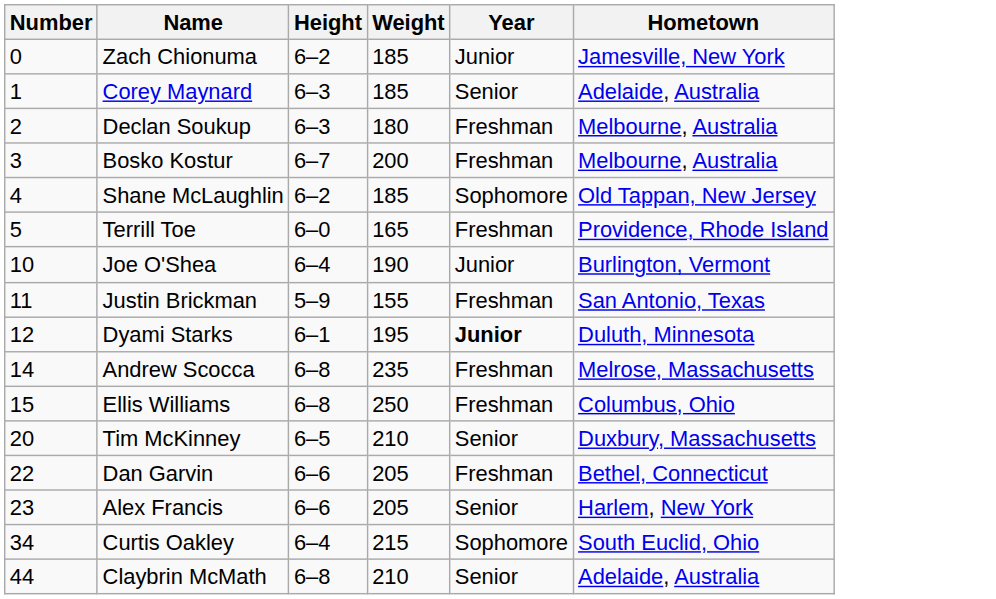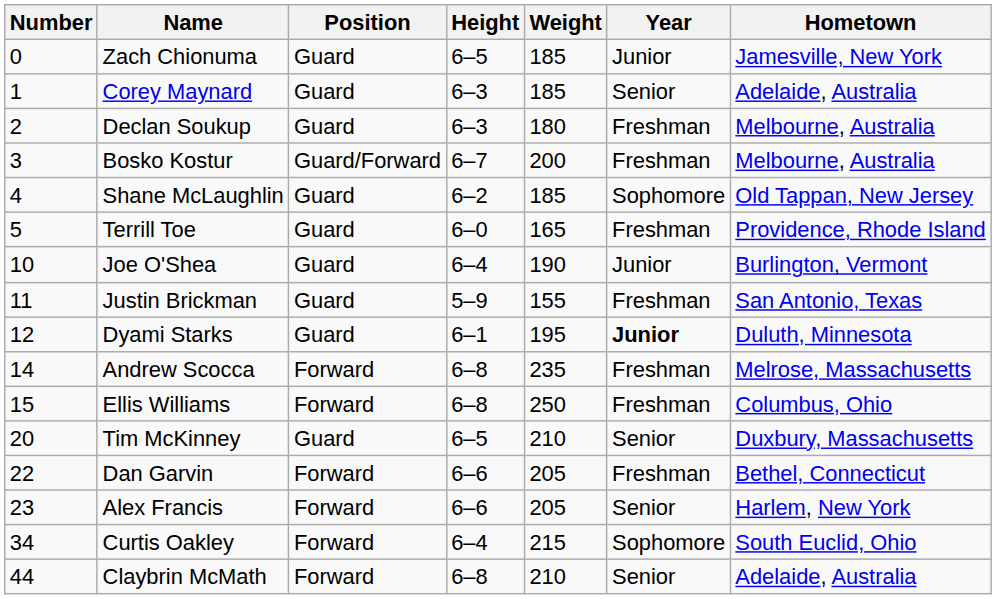+ column: (367, 22)
(312, 57) 6–2 -> (469, 57) 6–5
